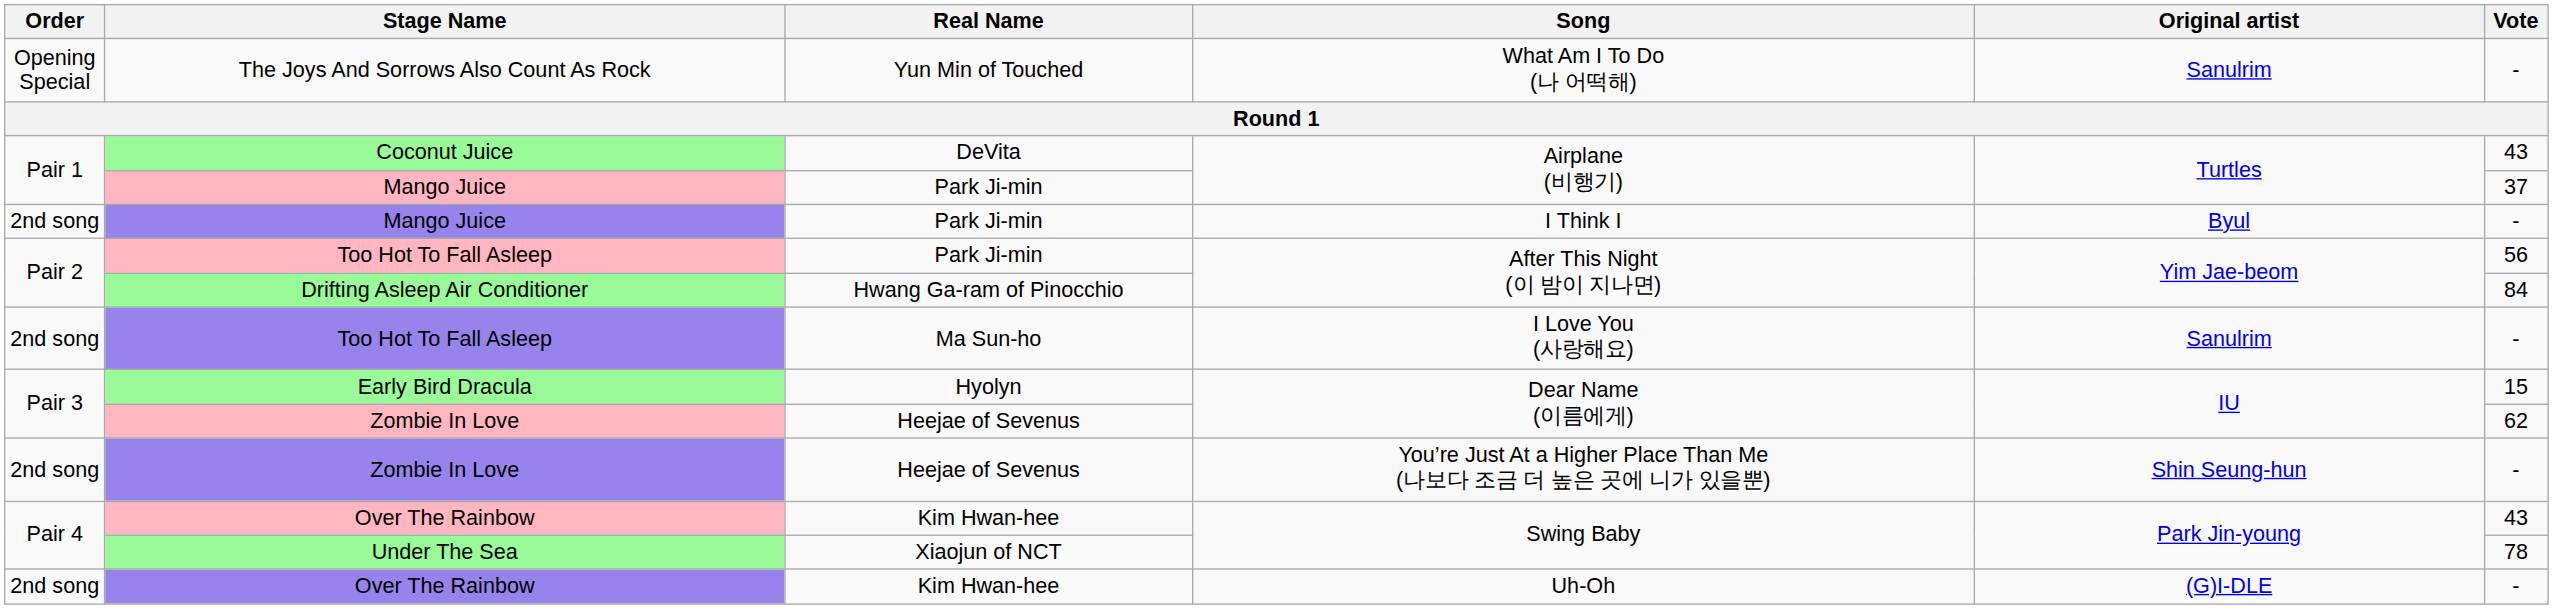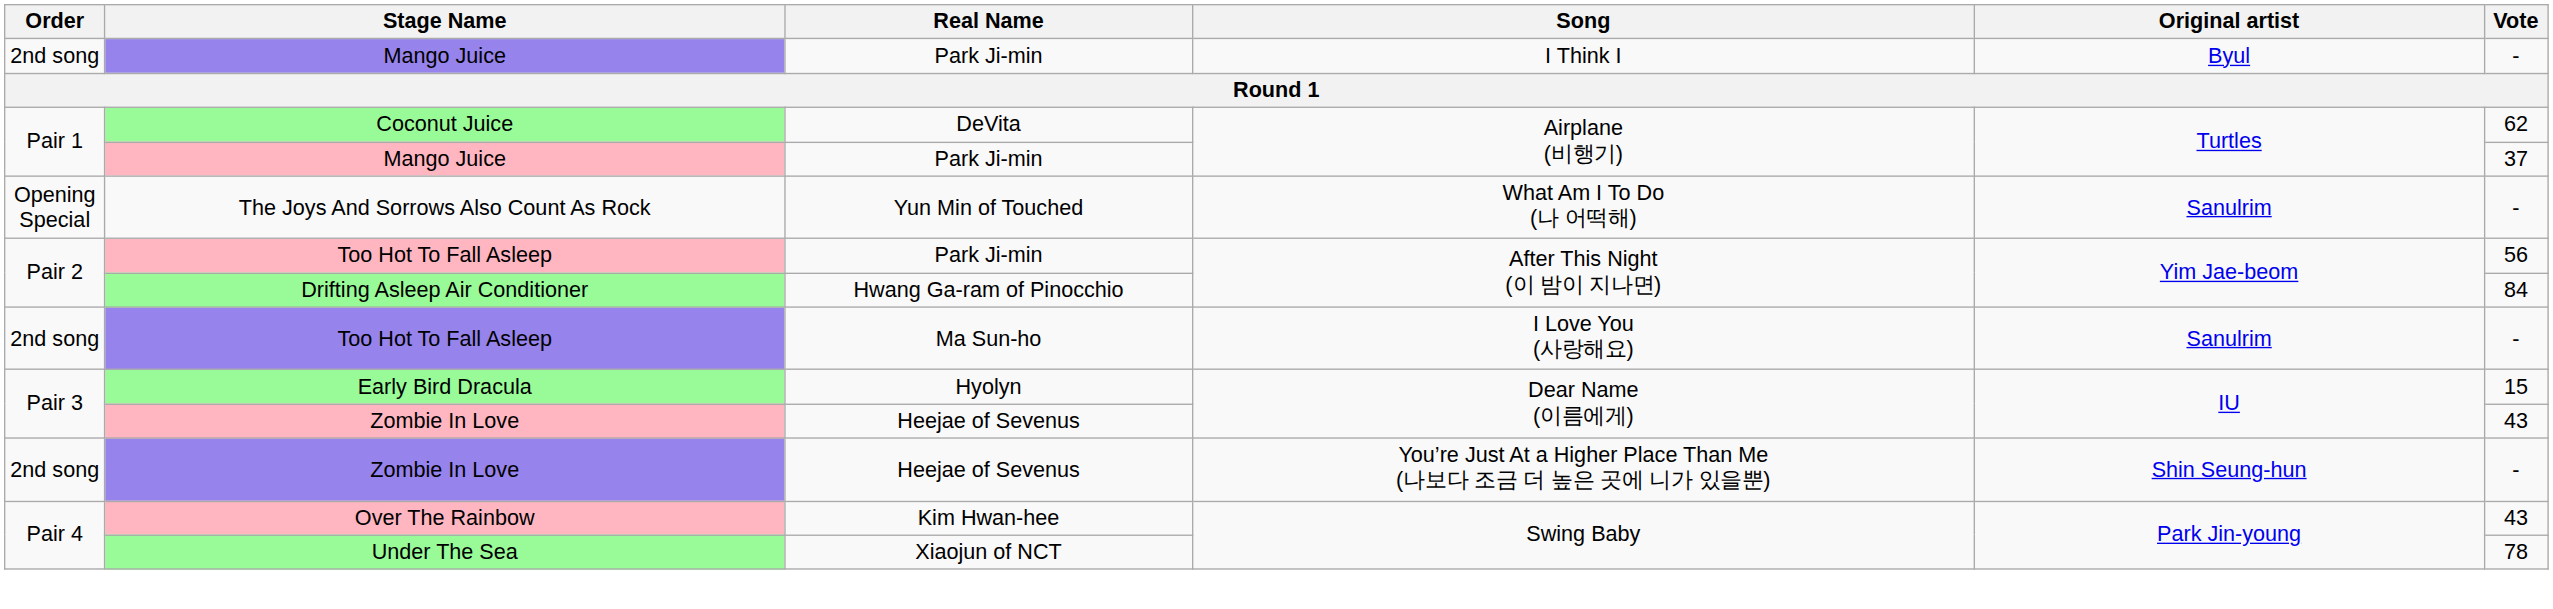rows swapped: (445, 70) <-> (445, 221)
(2516, 152) 43 -> (2516, 124) 62
(2516, 420) 62 -> (2516, 420) 43
- row: (445, 586)
